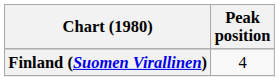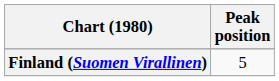(243, 62) 4 -> (243, 62) 5
